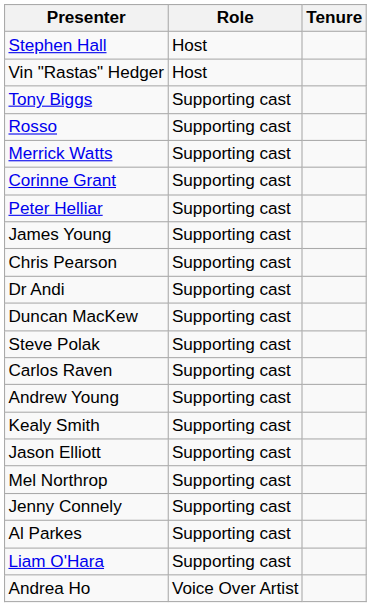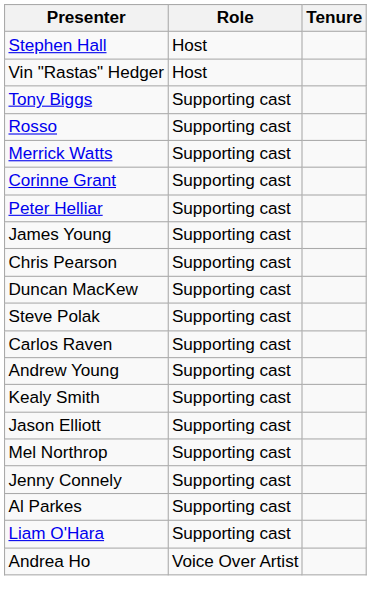- row: (37, 289)
